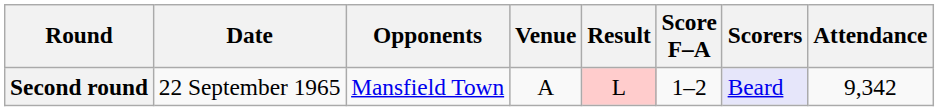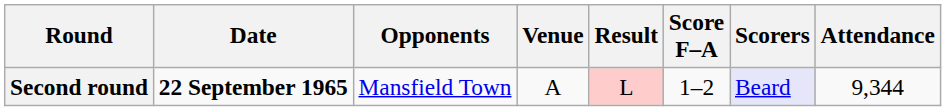(250, 86) normal -> (253, 86) bold
(870, 86) 9,342 -> (878, 86) 9,344
